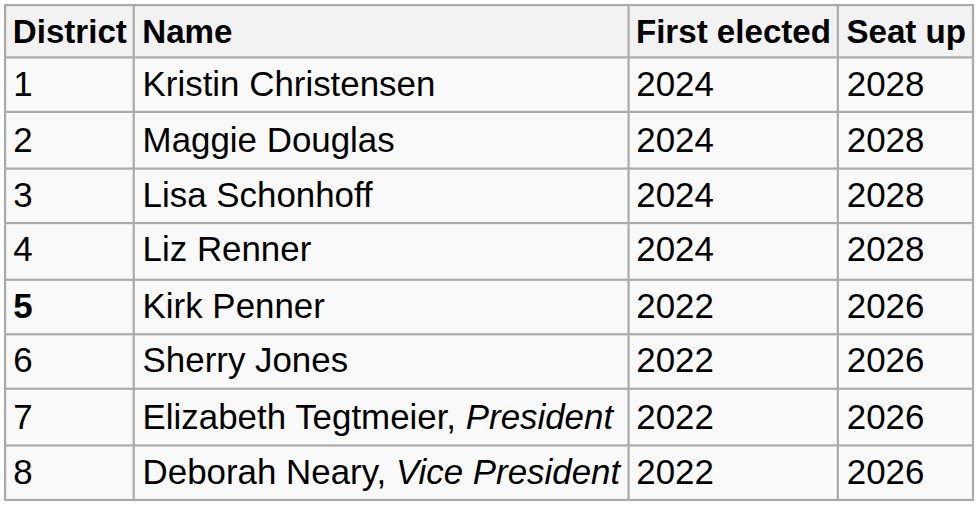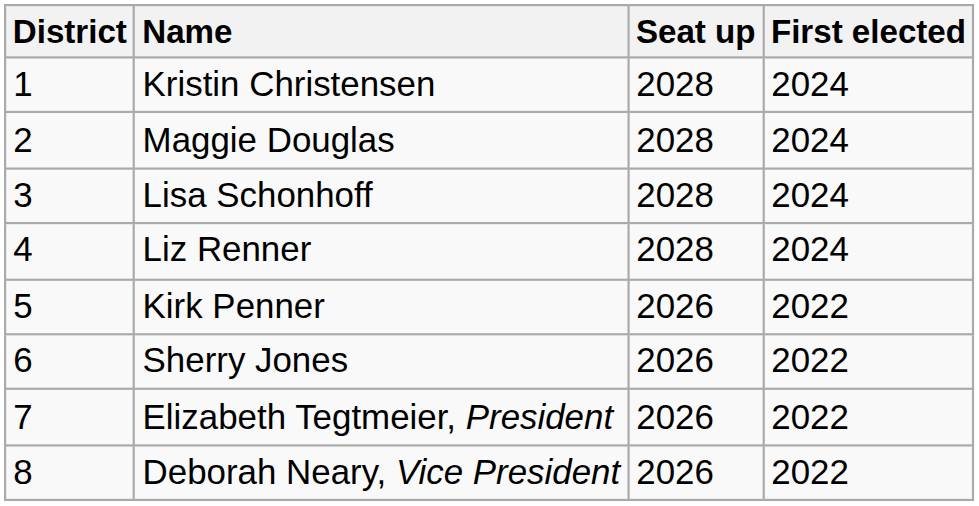columns swapped: (733, 31) <-> (906, 31)
(23, 305) bold -> (23, 305) normal
